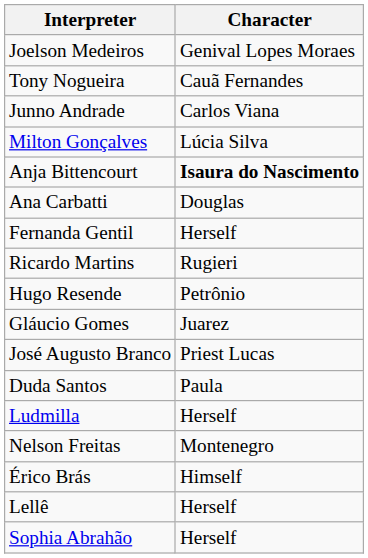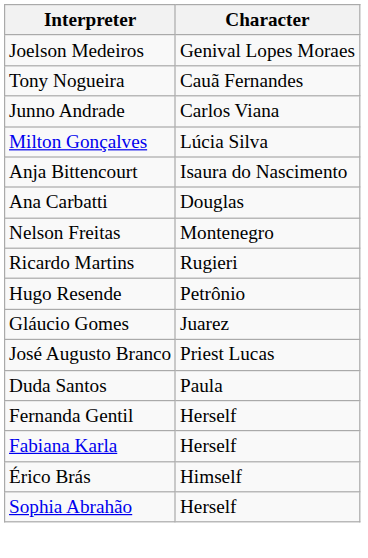(270, 171) bold -> (264, 171) normal
rows swapped: (65, 446) <-> (71, 232)
- row: (44, 415)
+ row: (63, 446)
- row: (29, 506)
